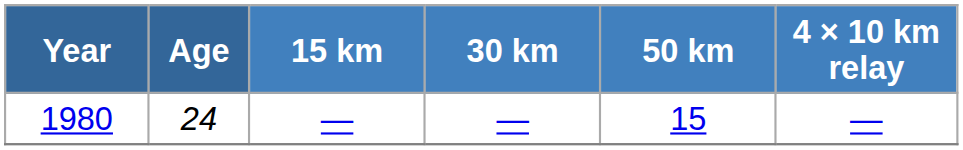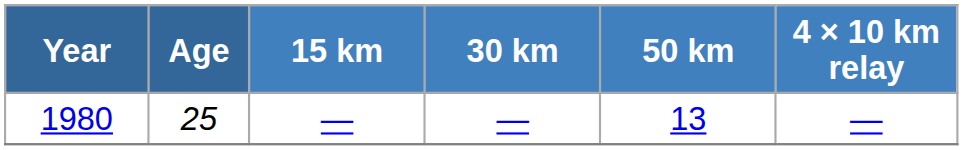(199, 119) 24 -> (199, 119) 25
(688, 119) 15 -> (688, 119) 13
